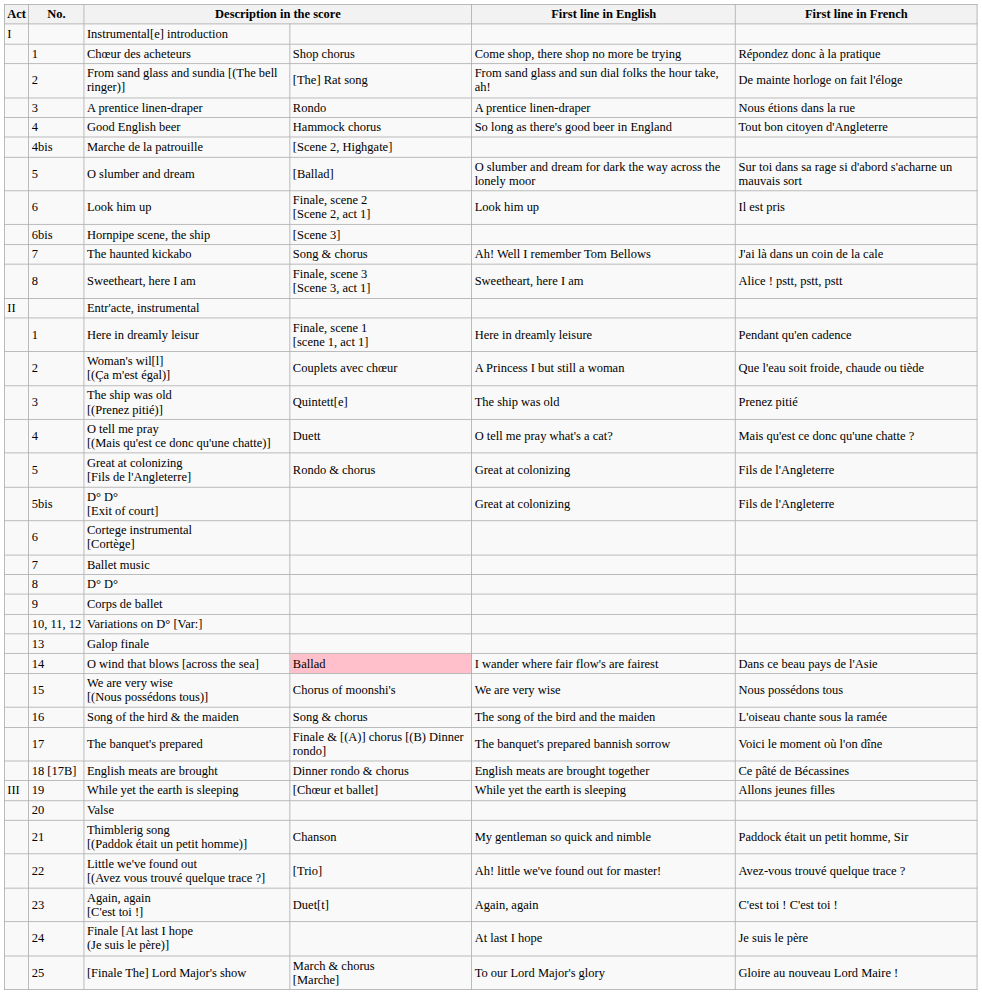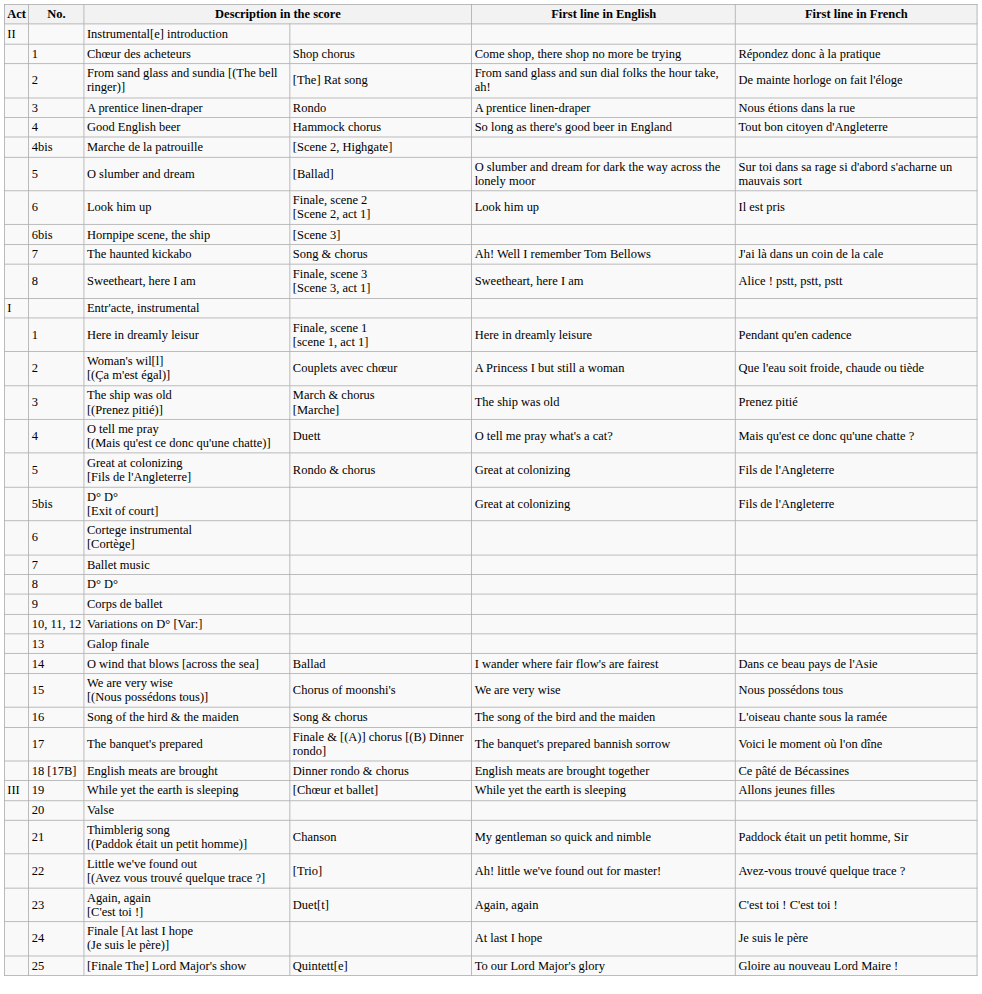(9, 34) I -> (11, 34) II
(11, 308) II -> (9, 308) I
(320, 402) Quintett[e] -> (334, 402) March & chorus [Marche]
(309, 663) pink background -> (309, 663) no background
(334, 972) March & chorus [Marche] -> (320, 965) Quintett[e]
